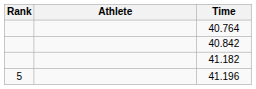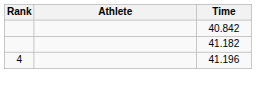- row: (224, 28)
(19, 76) 5 -> (19, 60) 4
